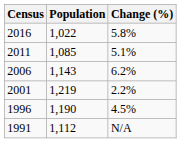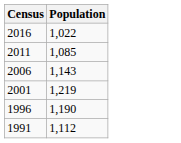- column: (142, 14)
